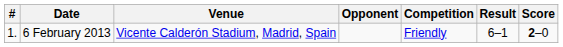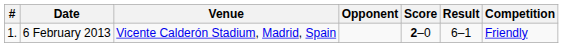columns swapped: (538, 14) <-> (439, 14)
